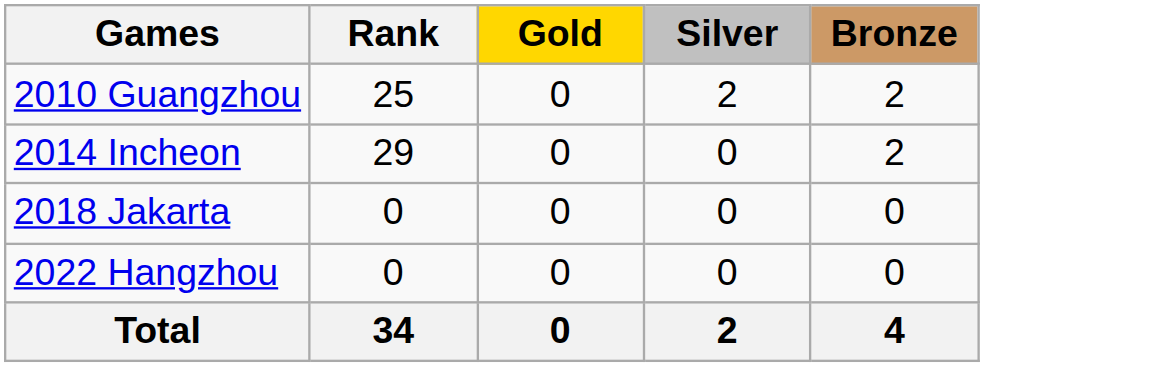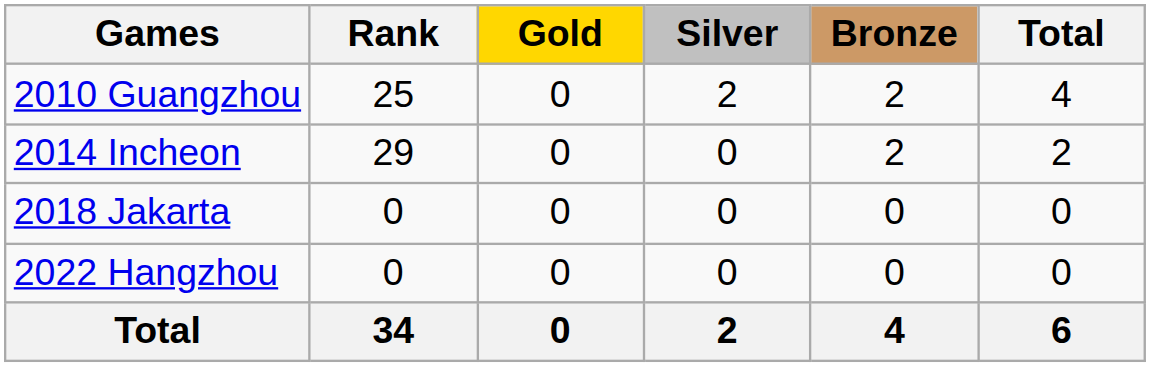+ column: (1061, 34)
